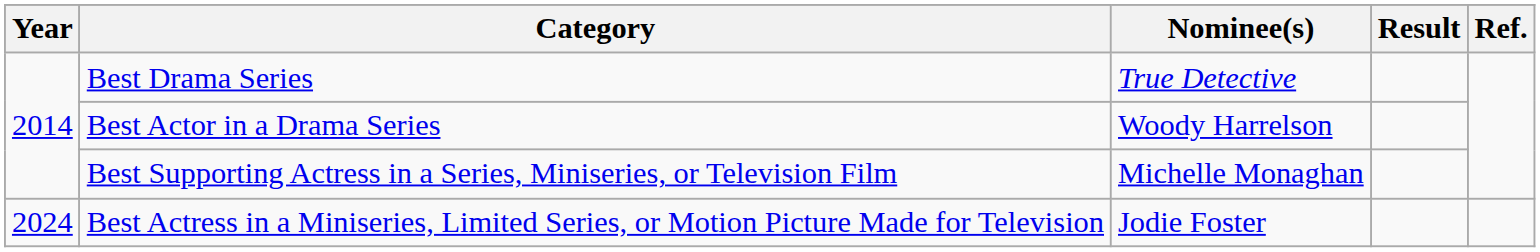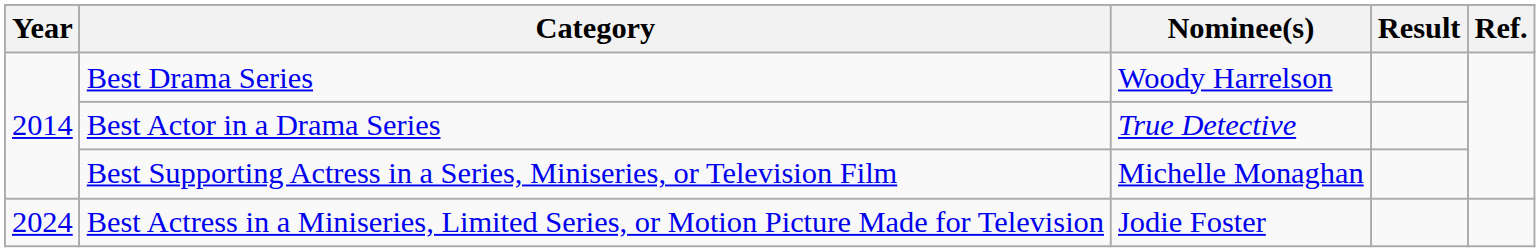(1207, 76) True Detective -> (1225, 76) Woody Harrelson
(1225, 125) Woody Harrelson -> (1207, 125) True Detective
